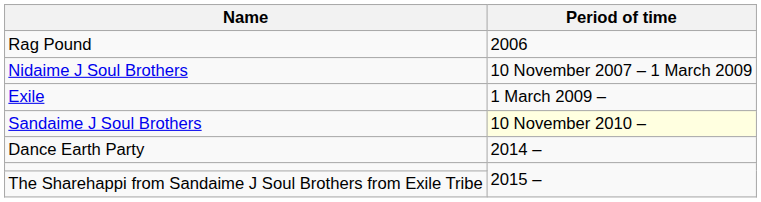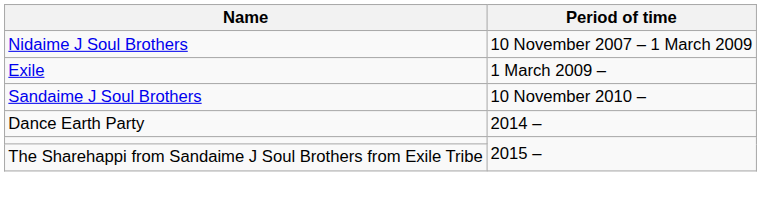- row: (50, 44)
(568, 123) lightyellow background -> (568, 96) no background
